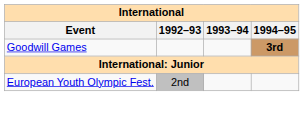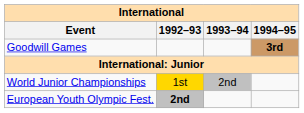+ row: (76, 82)
(180, 82) normal -> (180, 99) bold
